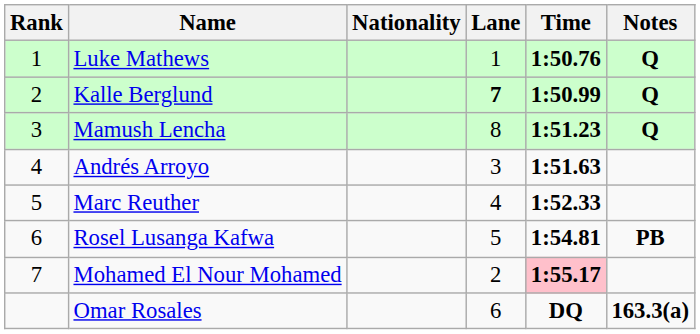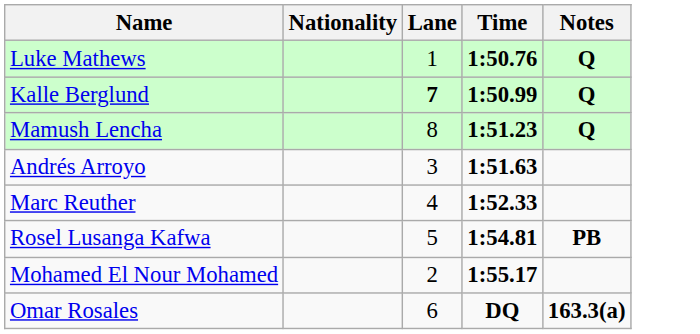- column: (36, 22)
(566, 274) pink background -> (502, 274) no background
